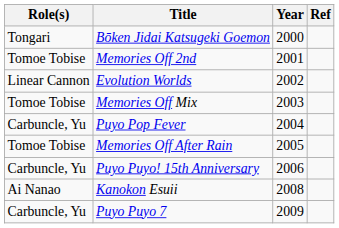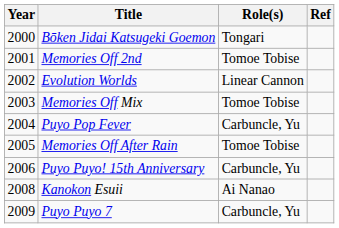columns swapped: (290, 15) <-> (49, 15)
